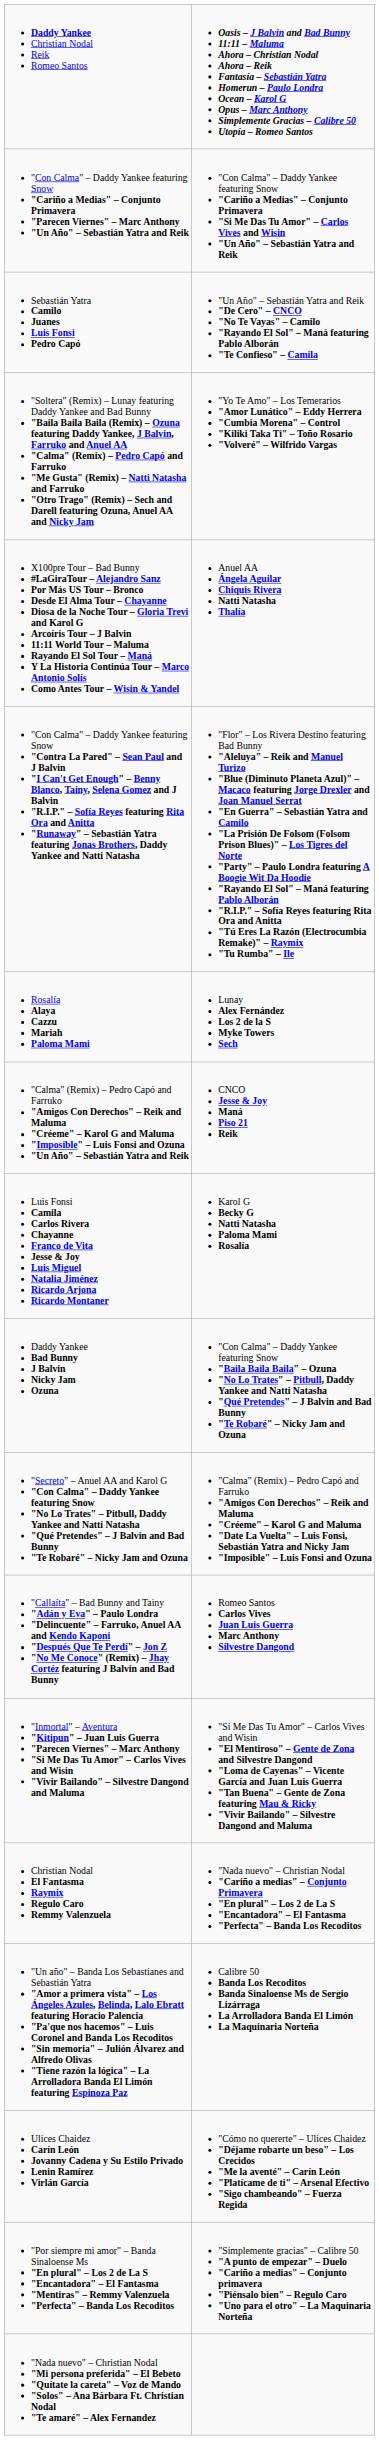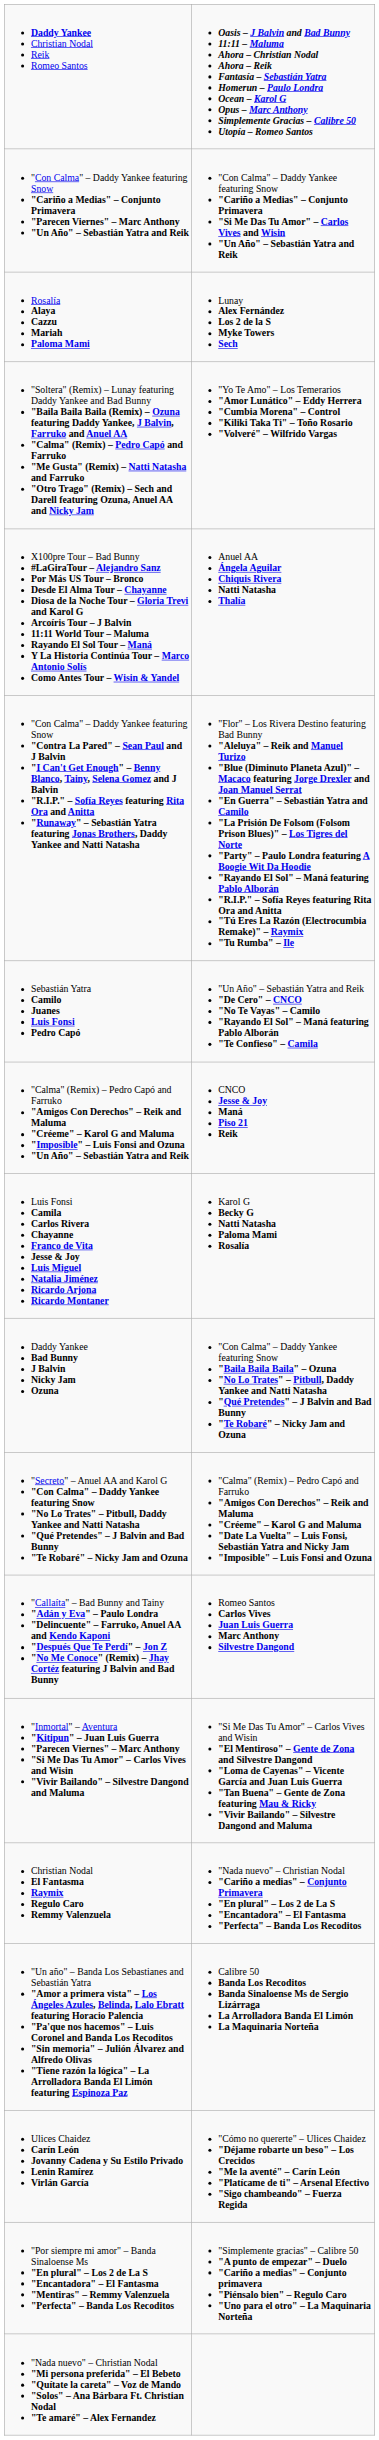rows swapped: (98, 1022) <-> (98, 322)
